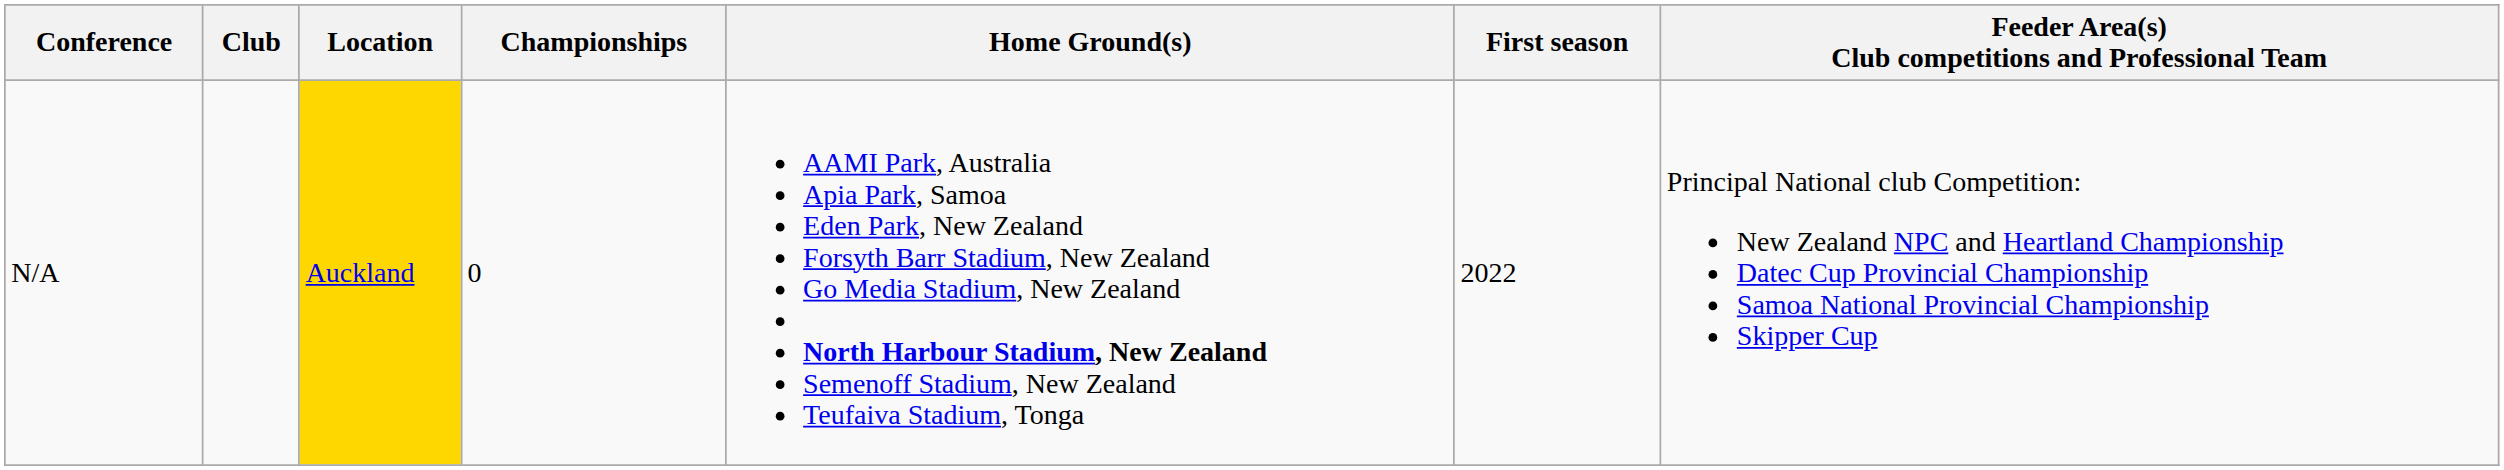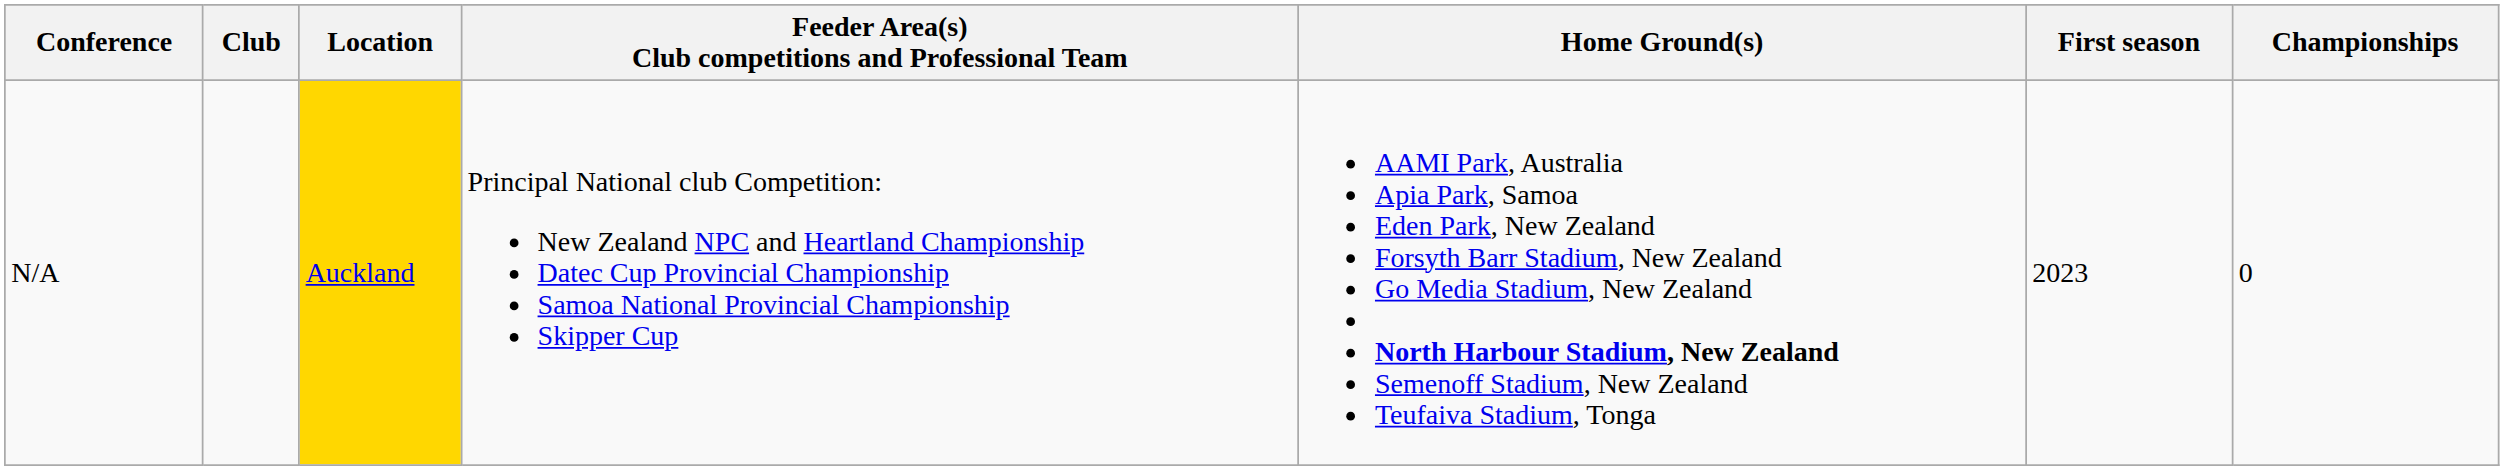columns swapped: (2079, 42) <-> (594, 42)
(1488, 272) 2022 -> (2060, 272) 2023
